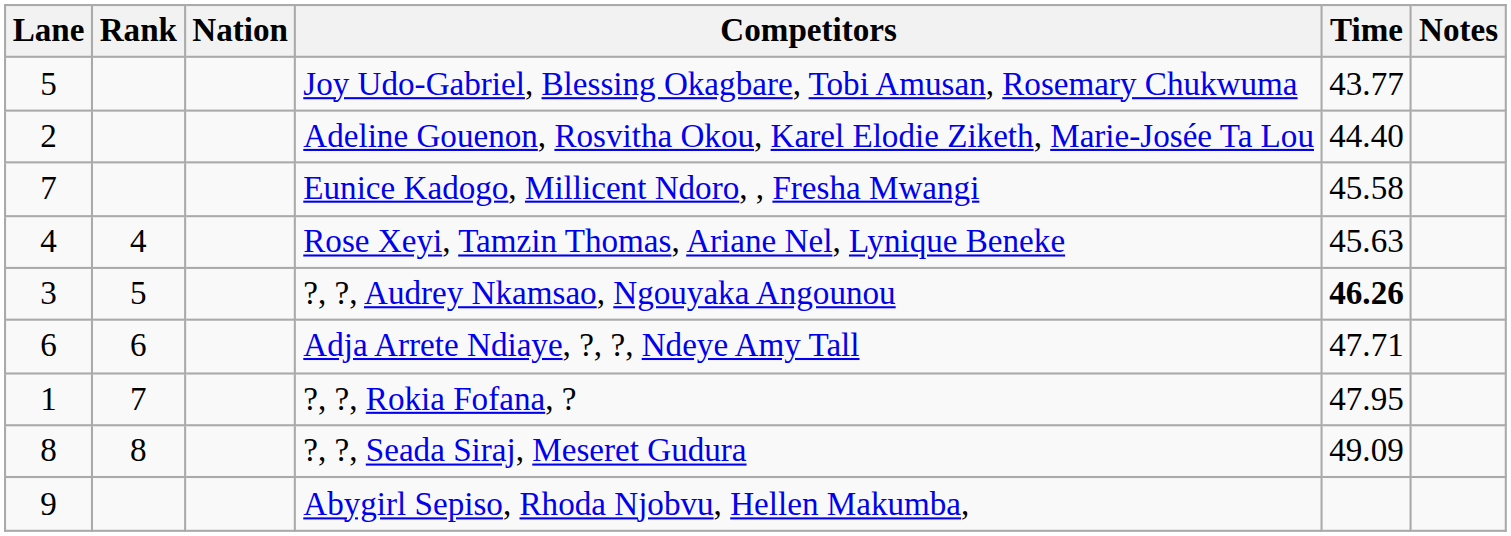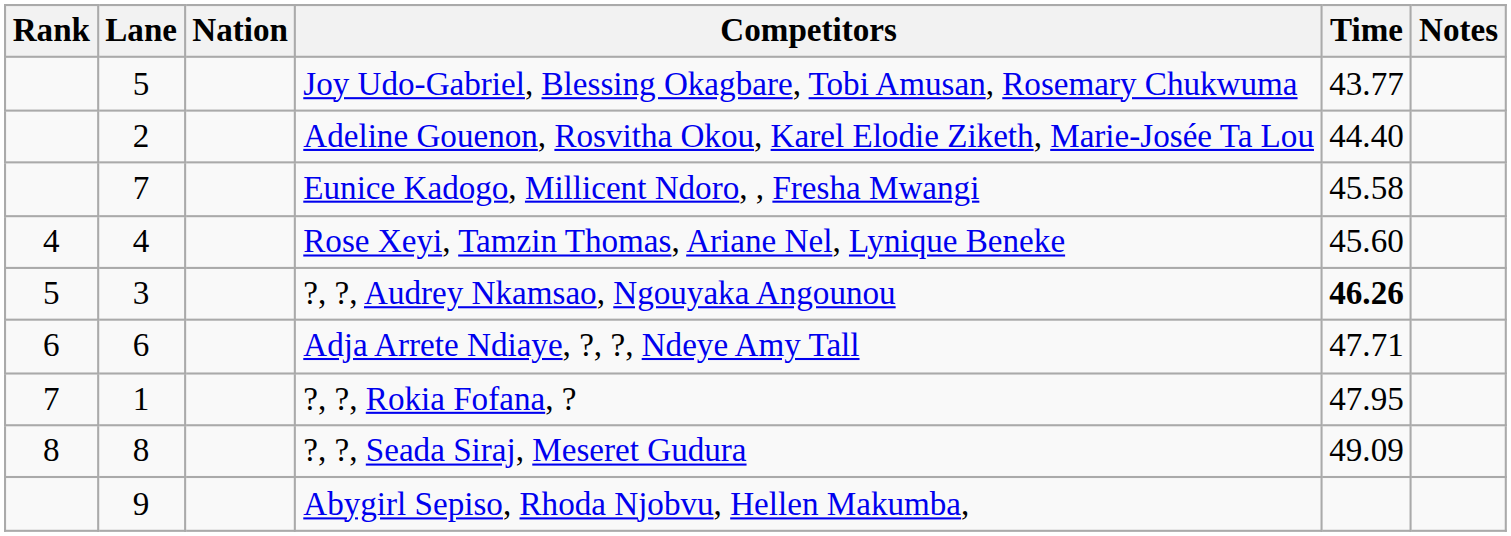columns swapped: (138, 30) <-> (49, 30)
(1367, 240) 45.63 -> (1367, 240) 45.60
